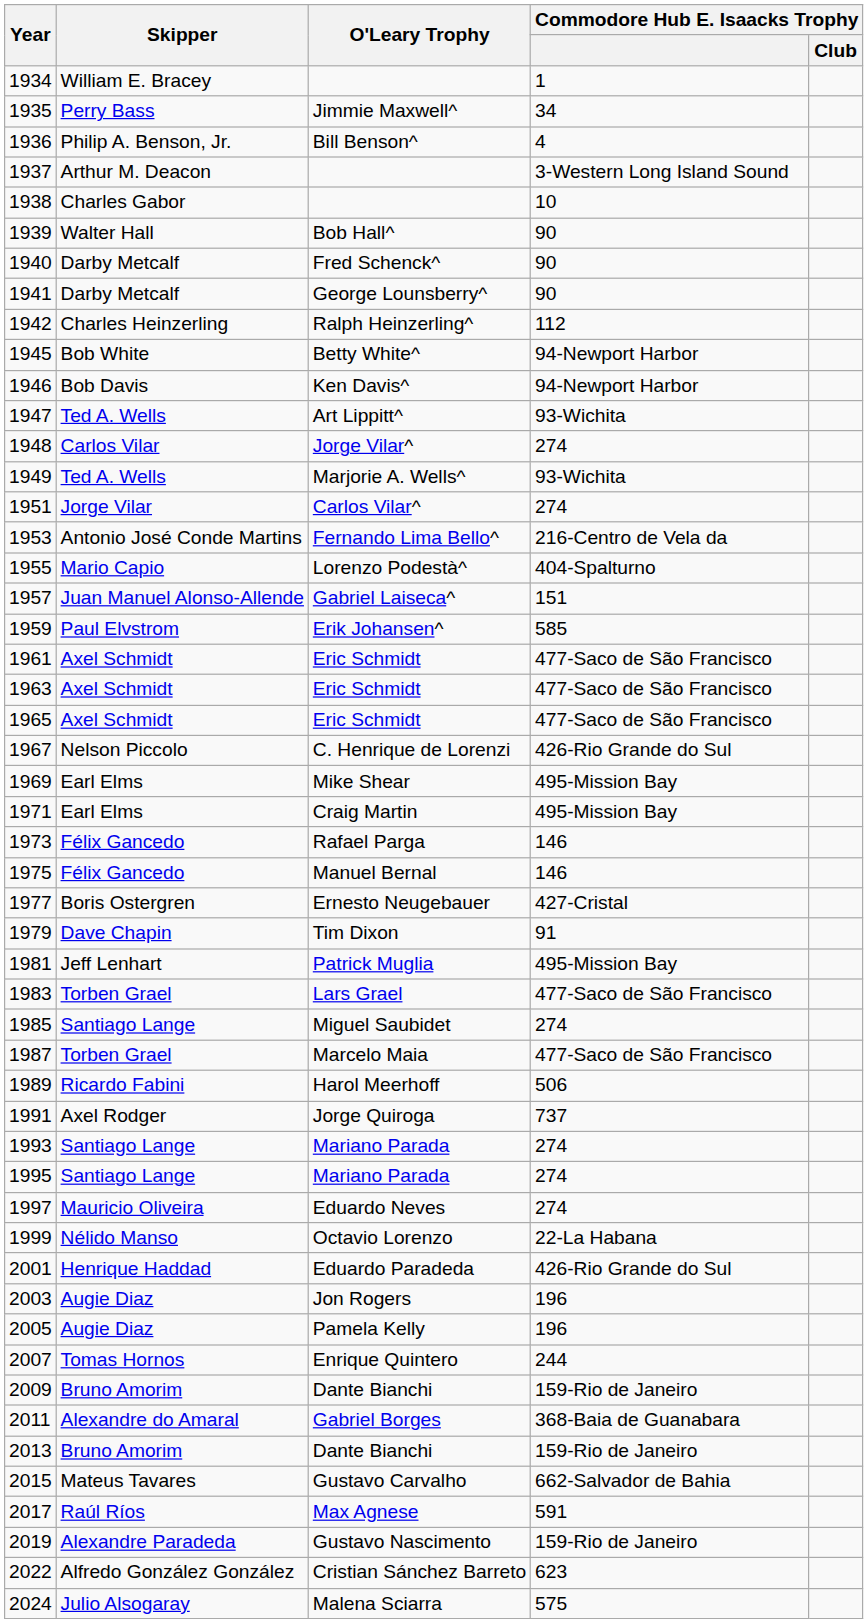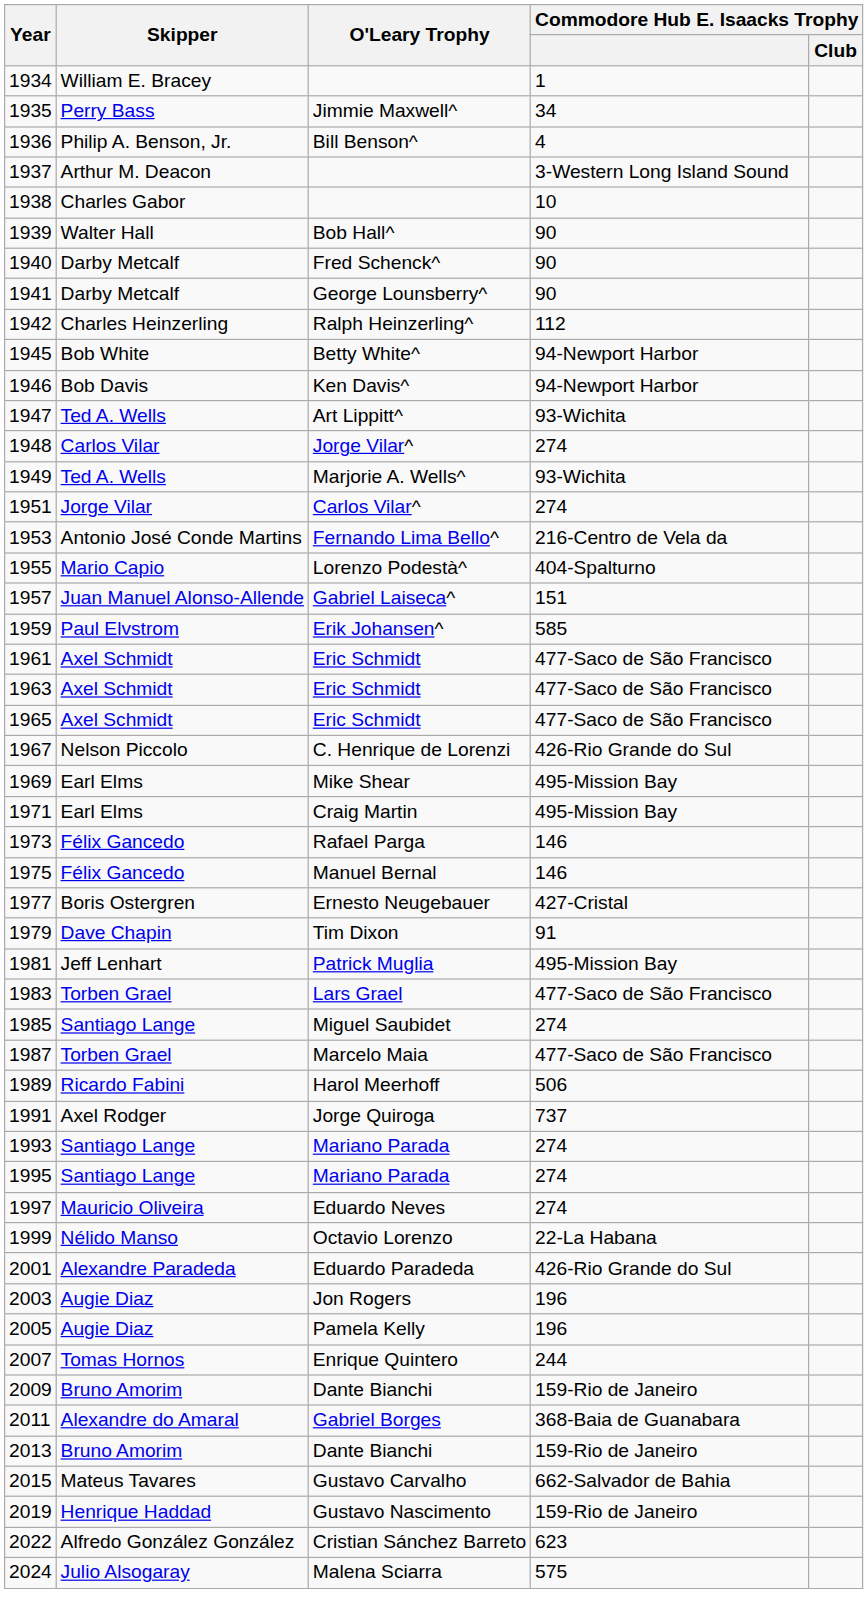(136, 1268) Henrique Haddad -> (148, 1268) Alexandre Paradeda
- row: (30, 1511)
(148, 1542) Alexandre Paradeda -> (136, 1511) Henrique Haddad
